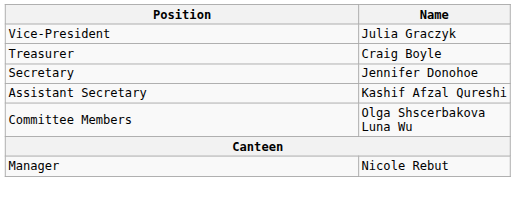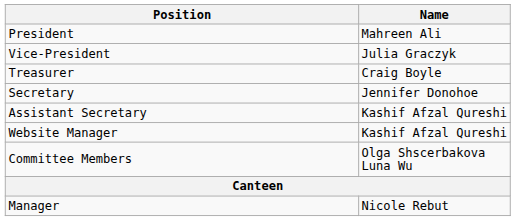+ row: (41, 34)
+ row: (63, 133)
